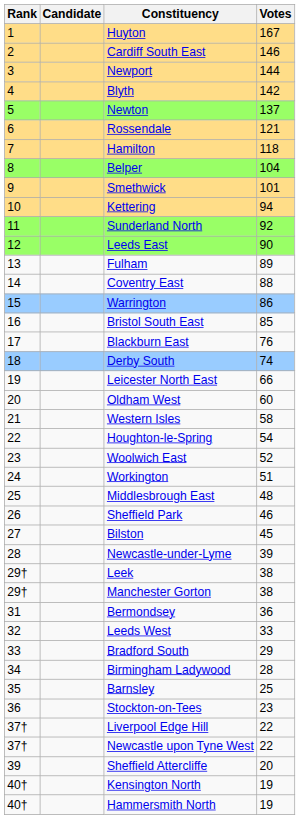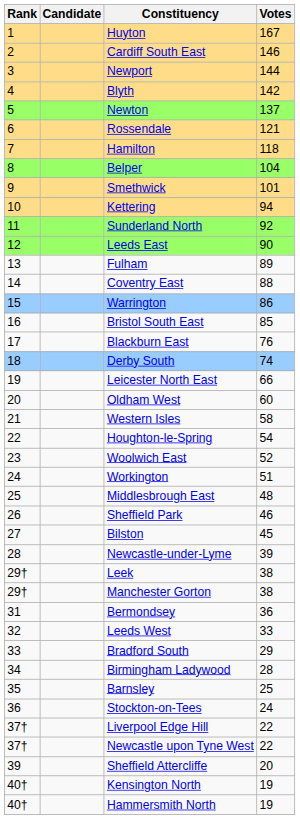(266, 708) 23 -> (266, 708) 24
